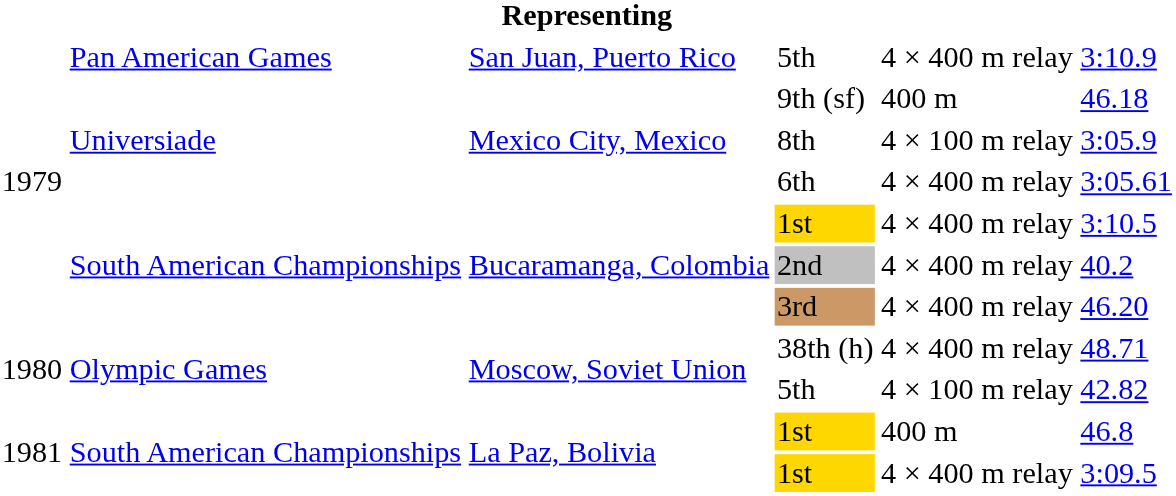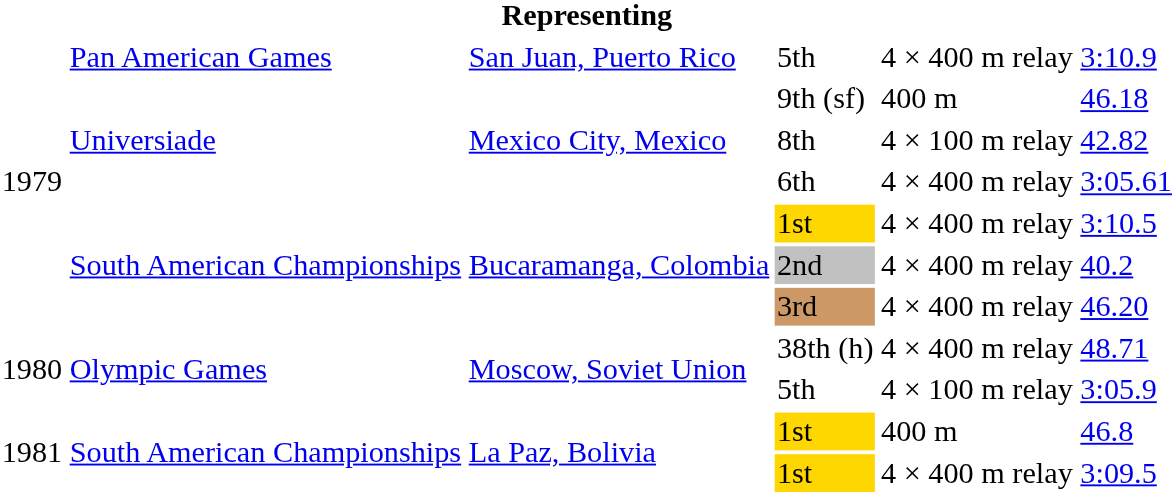(1119, 139) 3:05.9 -> (1114, 139) 42.82
(1114, 389) 42.82 -> (1119, 389) 3:05.9
